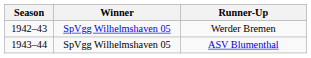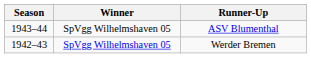rows swapped: (243, 28) <-> (243, 45)
